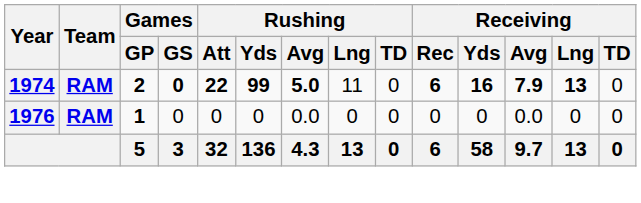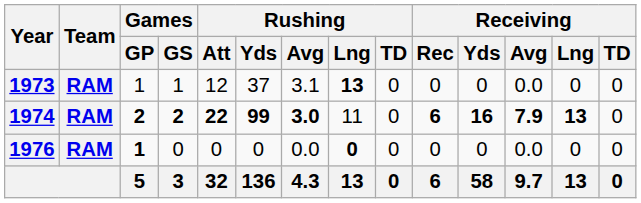+ row: (32, 85)
(178, 85) 0 -> (178, 117) 2
(305, 85) 5.0 -> (305, 117) 3.0
(352, 117) normal -> (352, 149) bold
